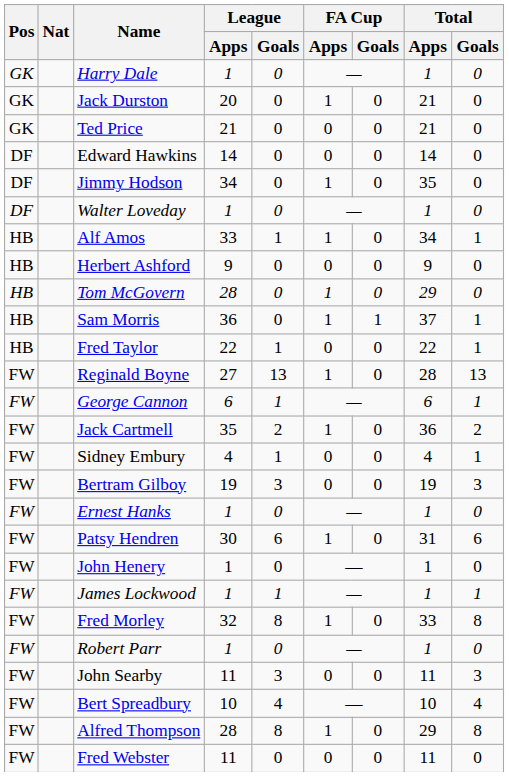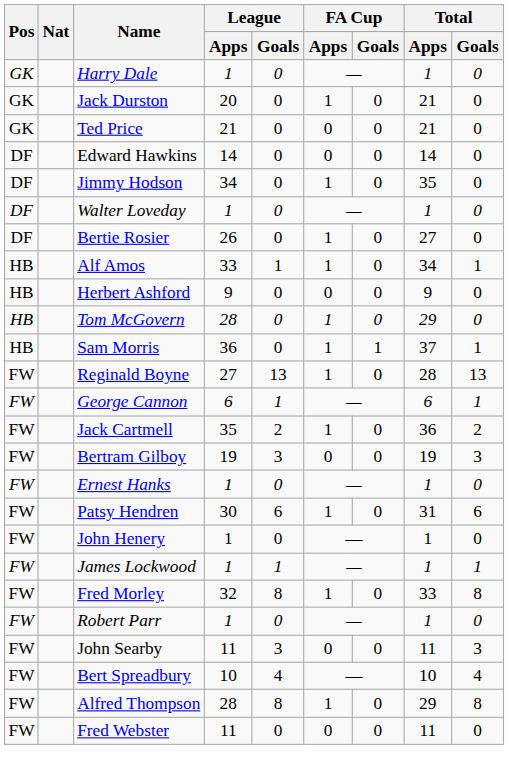+ row: (123, 237)
- row: (118, 347)
- row: (131, 456)
